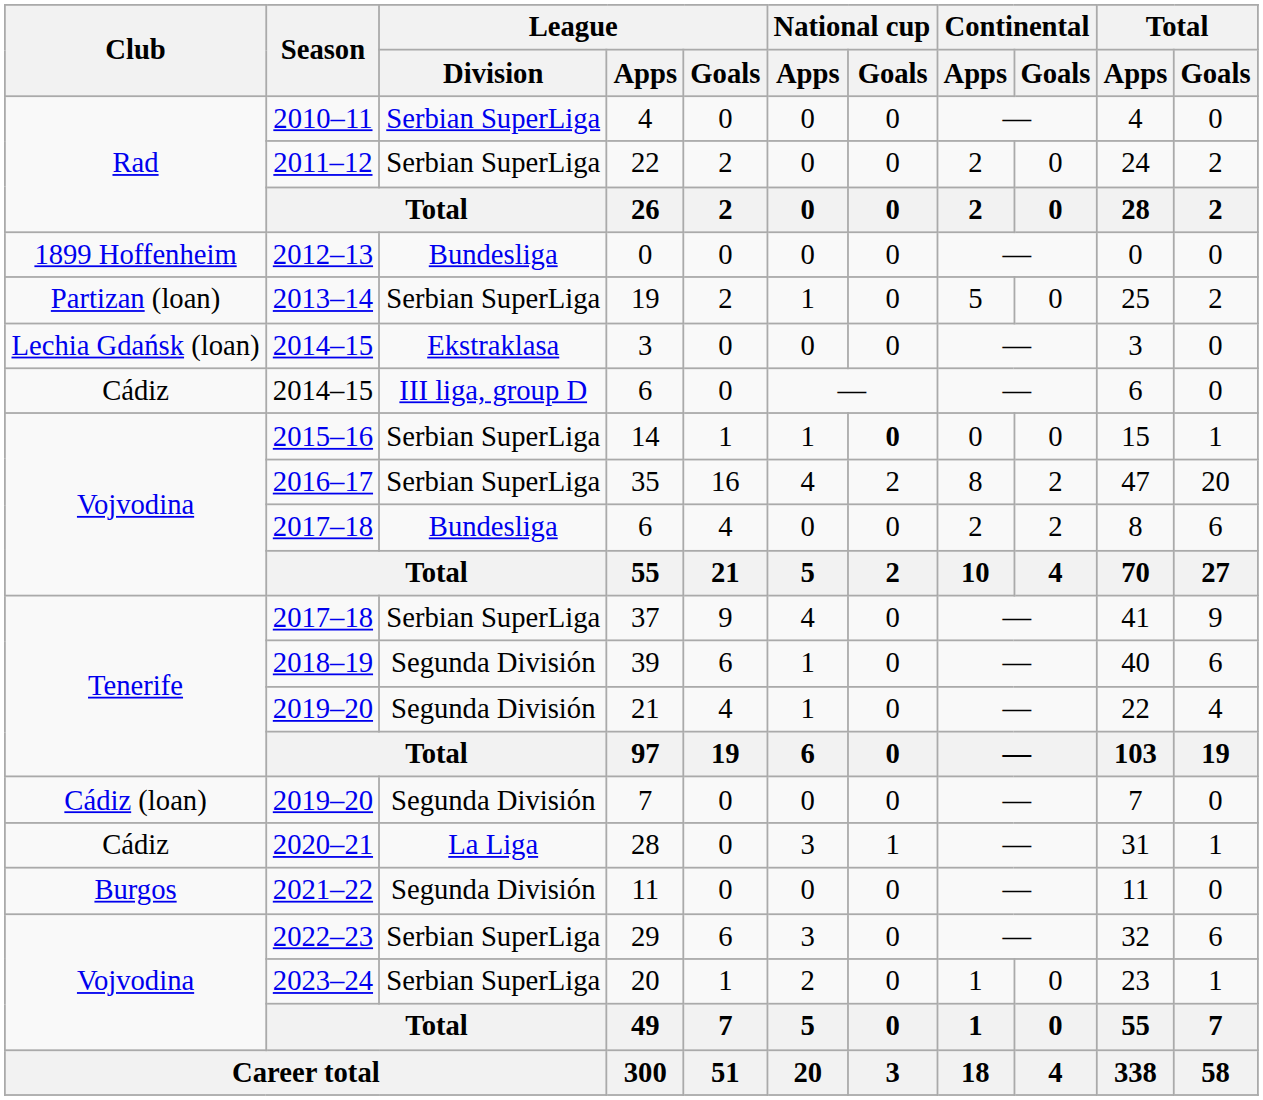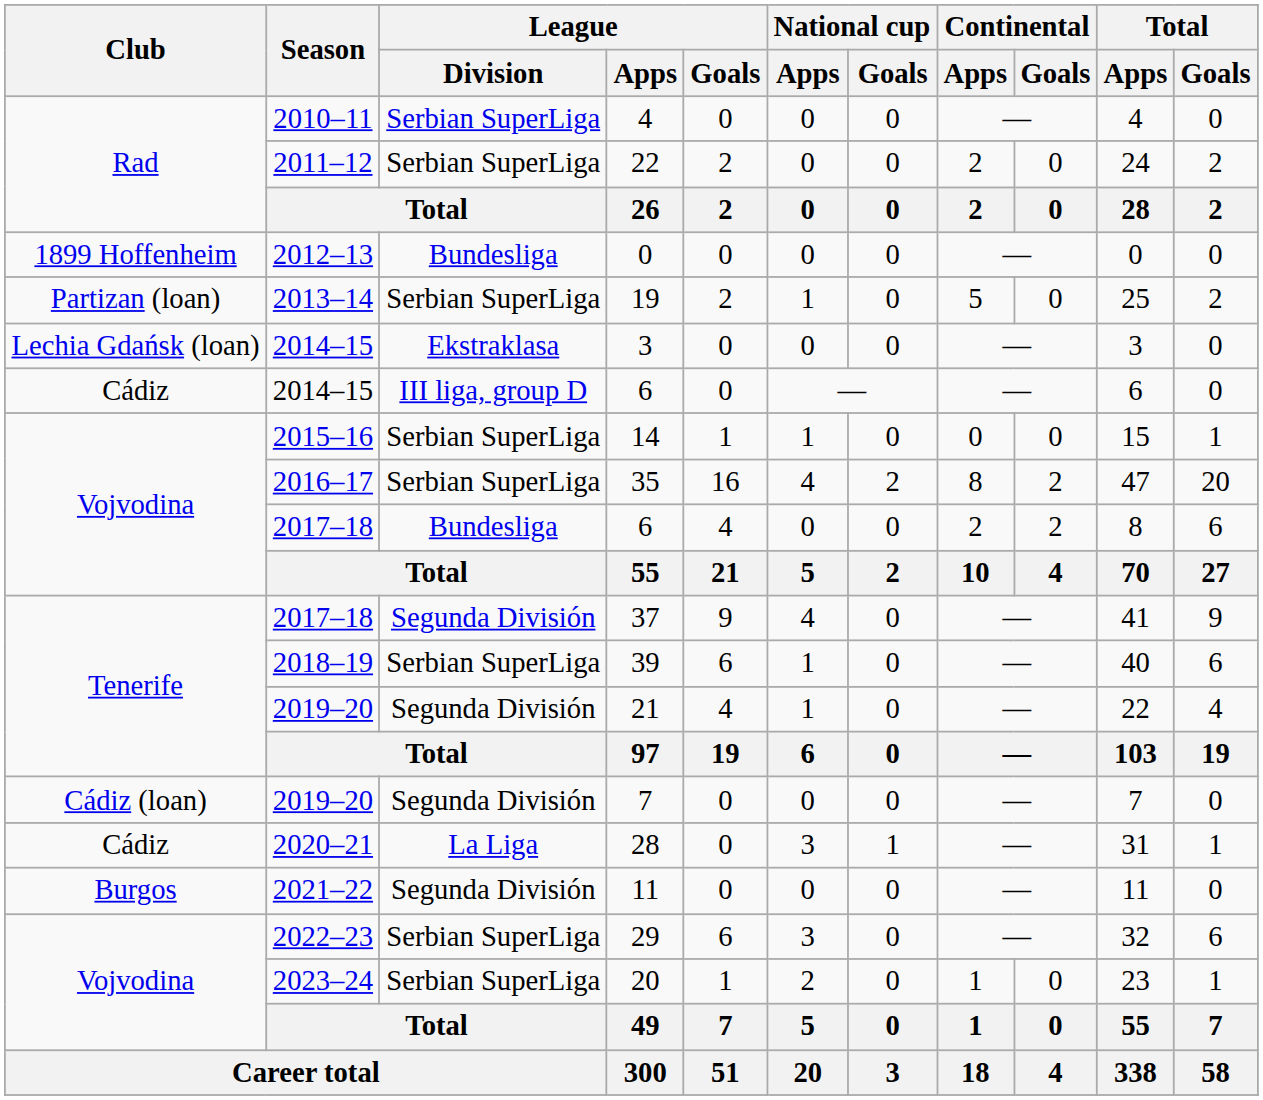(893, 436) bold -> (893, 436) normal
(493, 617) Serbian SuperLiga -> (493, 617) Segunda División
(493, 663) Segunda División -> (493, 663) Serbian SuperLiga
